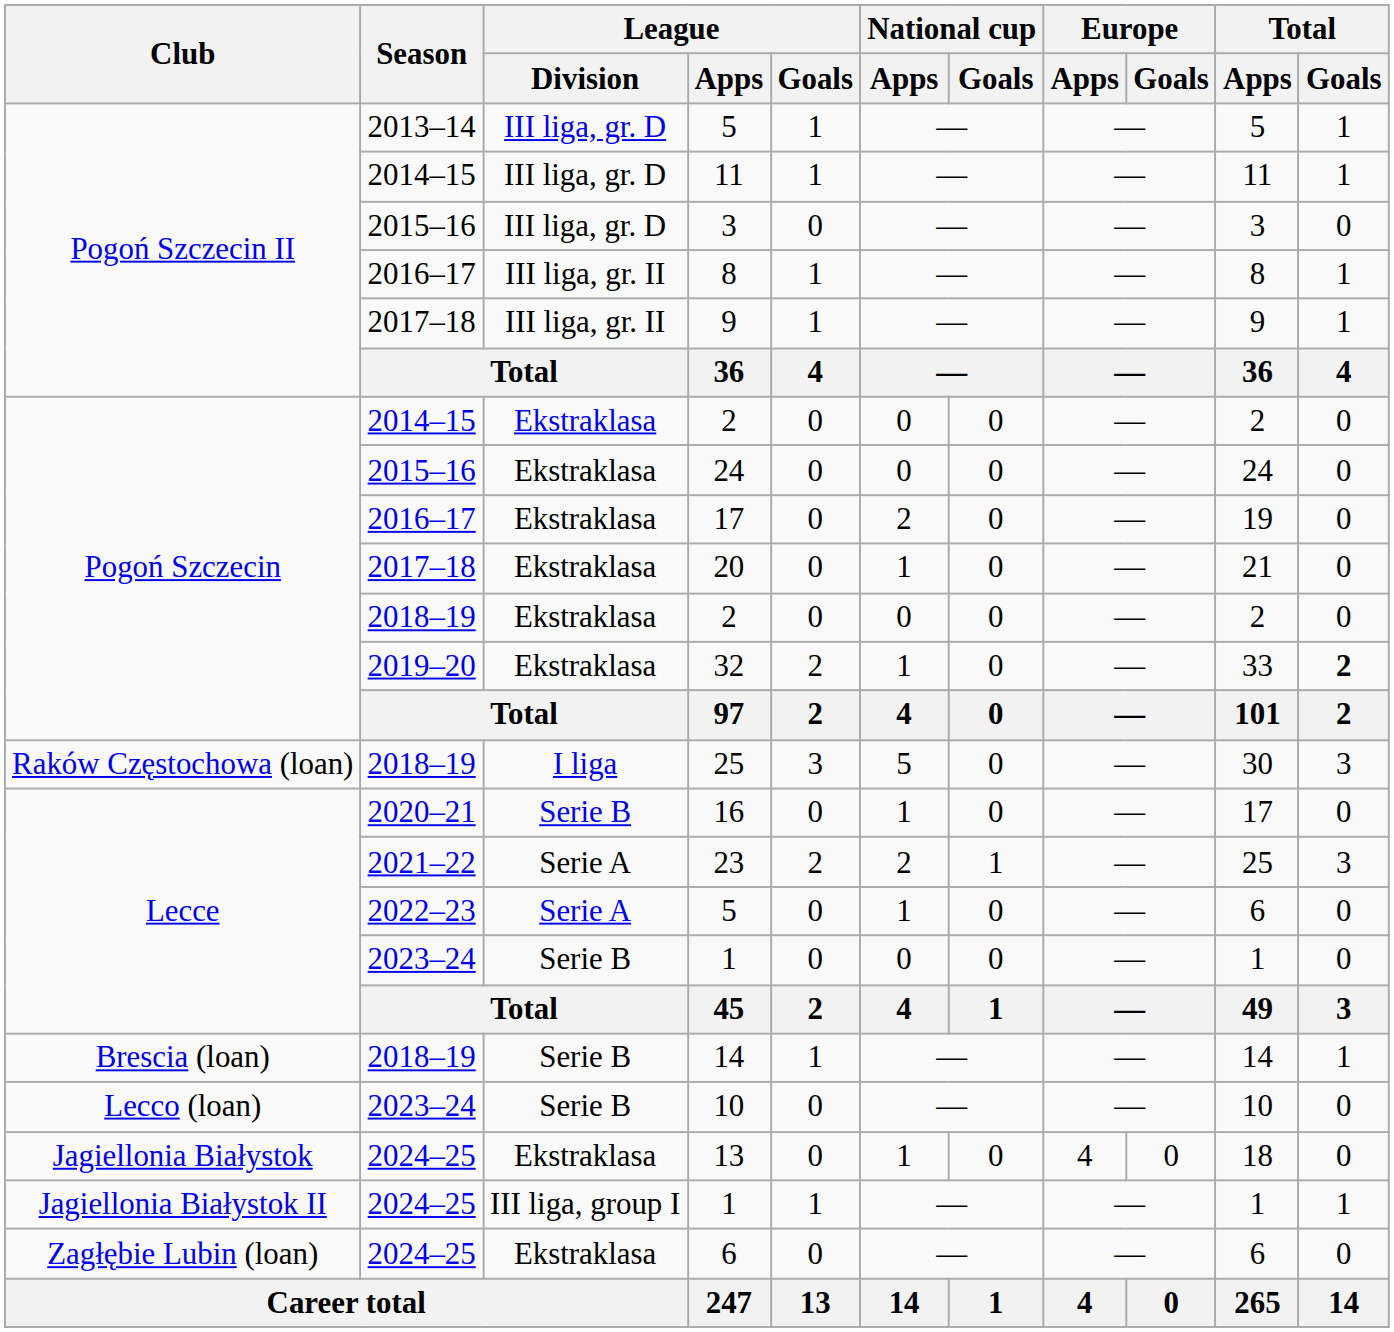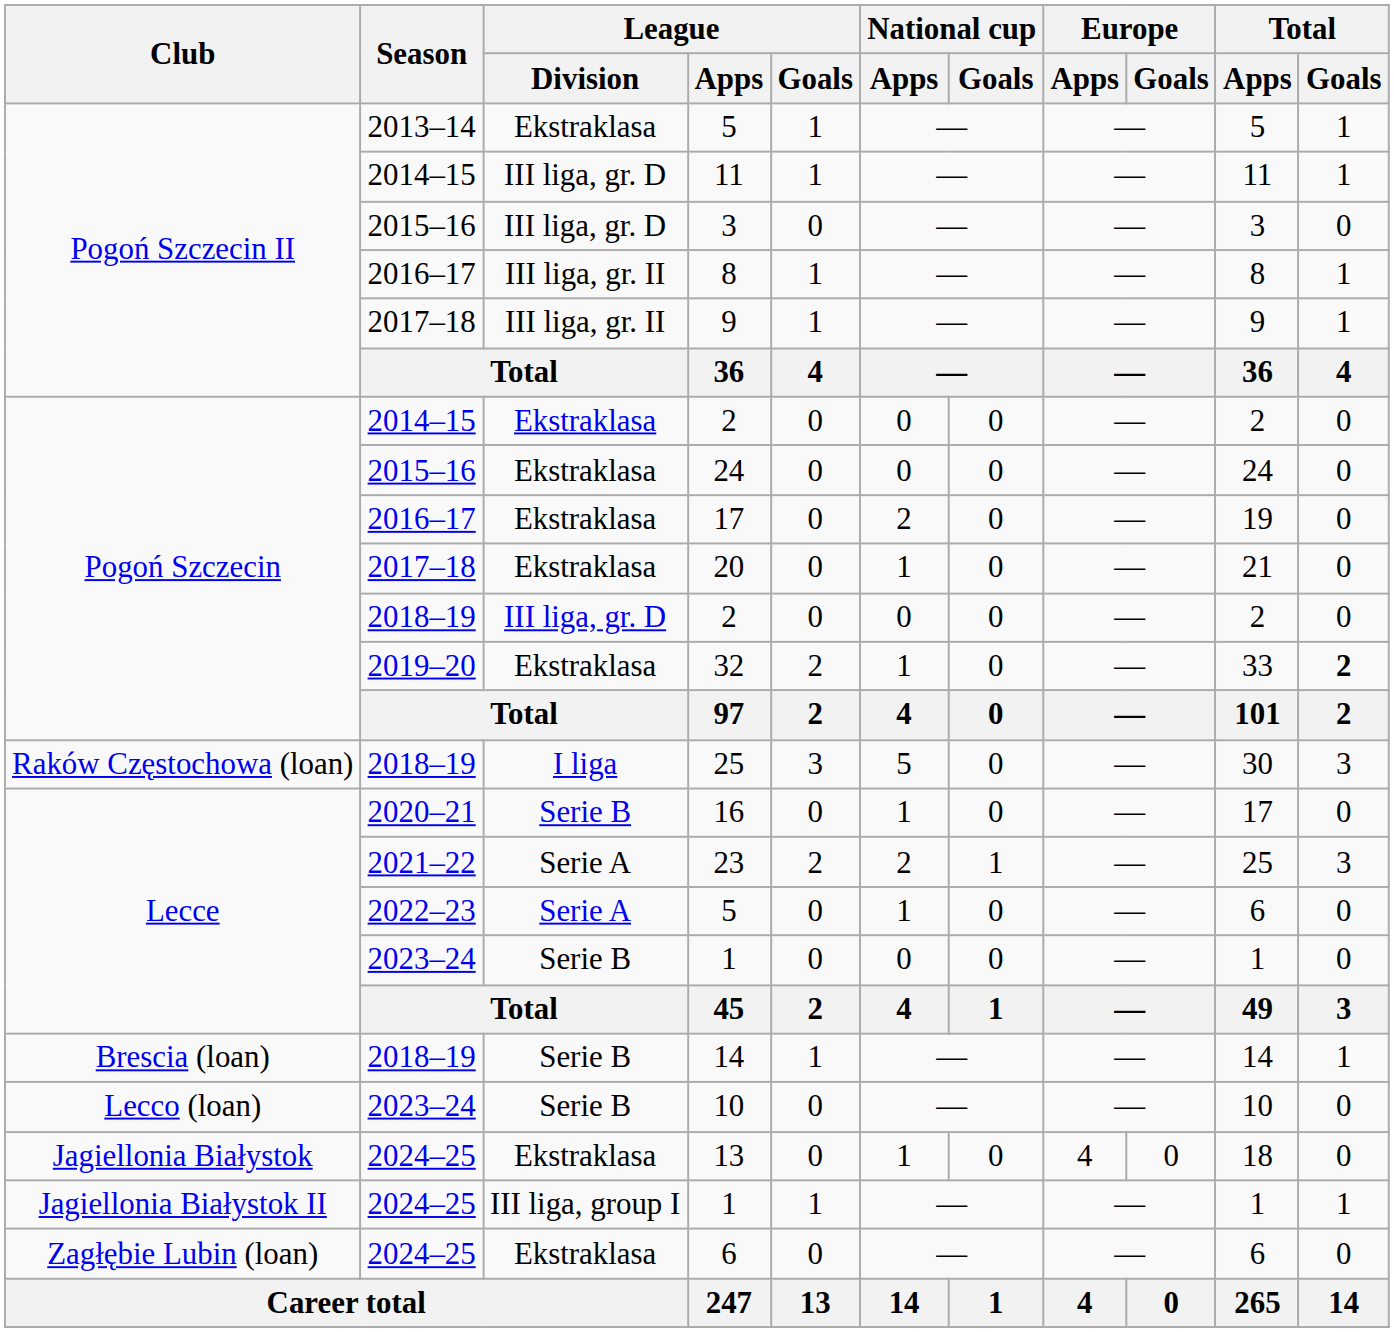(585, 126) III liga, gr. D -> (585, 126) Ekstraklasa
(585, 616) Ekstraklasa -> (585, 616) III liga, gr. D
